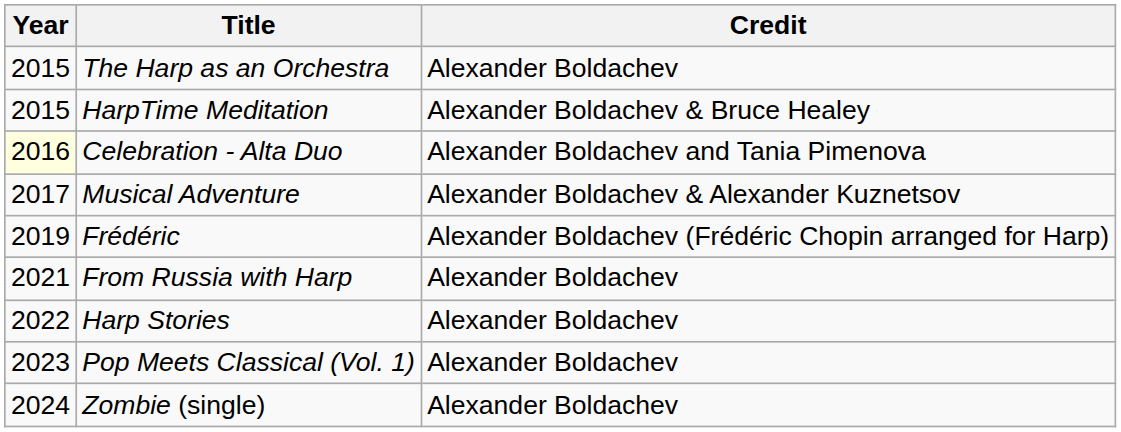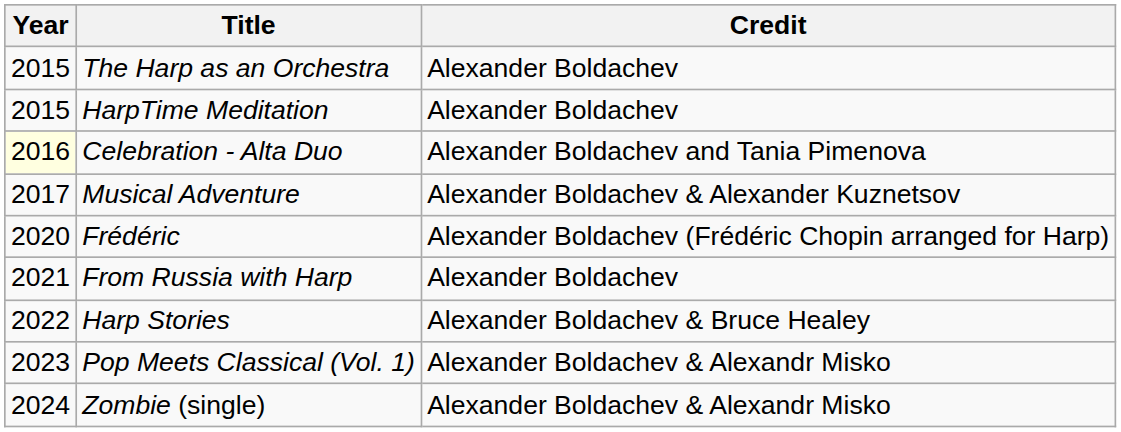(649, 109) Alexander Boldachev & Bruce Healey -> (553, 109) Alexander Boldachev
(40, 236) 2019 -> (40, 236) 2020
(553, 320) Alexander Boldachev -> (649, 320) Alexander Boldachev & Bruce Healey
(553, 362) Alexander Boldachev -> (659, 362) Alexander Boldachev & Alexandr Misko
(553, 404) Alexander Boldachev -> (659, 404) Alexander Boldachev & Alexandr Misko
